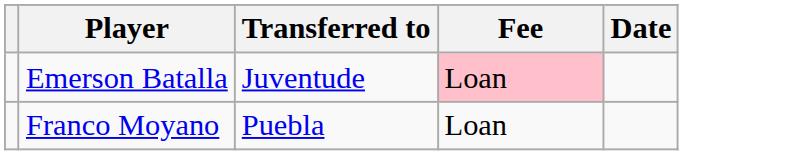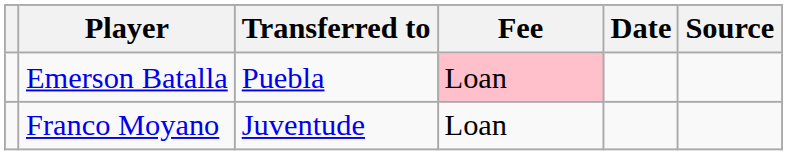+ column: (730, 28)
(303, 76) Juventude -> (283, 76) Puebla
(283, 125) Puebla -> (303, 125) Juventude
